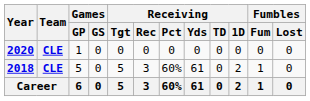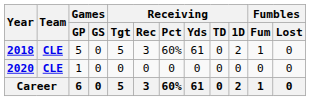rows swapped: (21, 68) <-> (21, 50)
